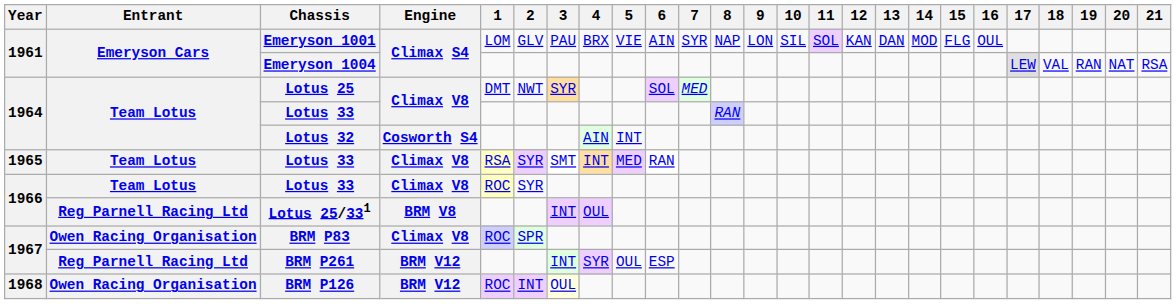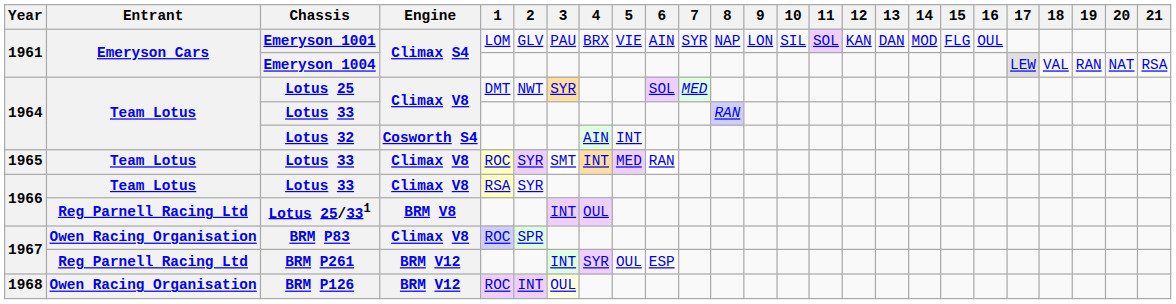(497, 161) RSA -> (497, 161) ROC
(497, 186) ROC -> (497, 186) RSA
